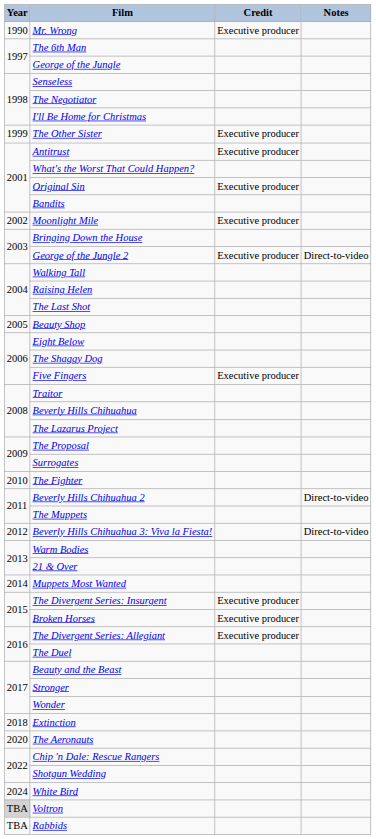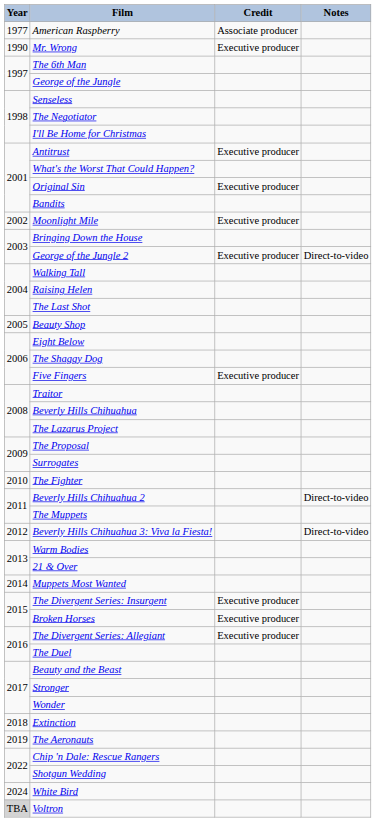+ row: (76, 30)
- row: (67, 134)
(17, 739) 2020 -> (17, 739) 2019
- row: (50, 826)
